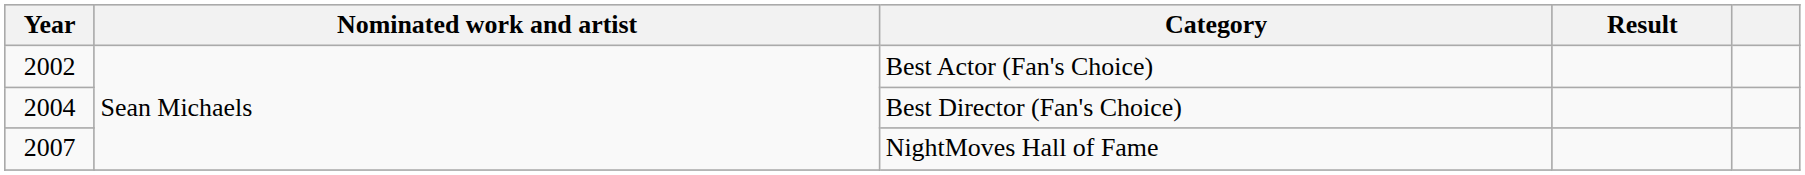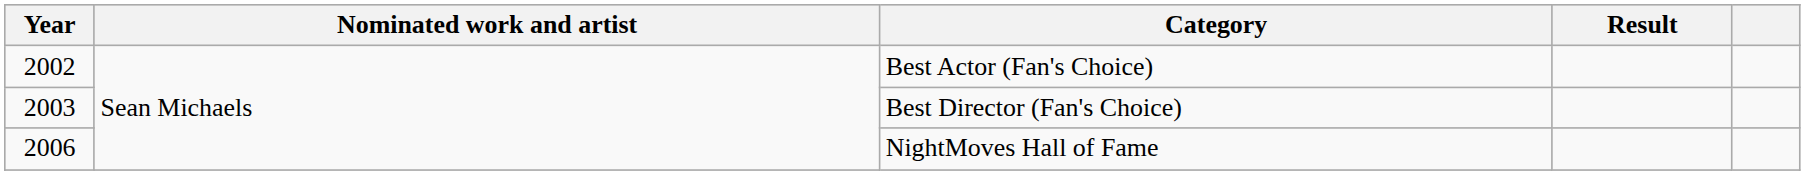(50, 107) 2004 -> (50, 107) 2003
(50, 148) 2007 -> (50, 148) 2006
